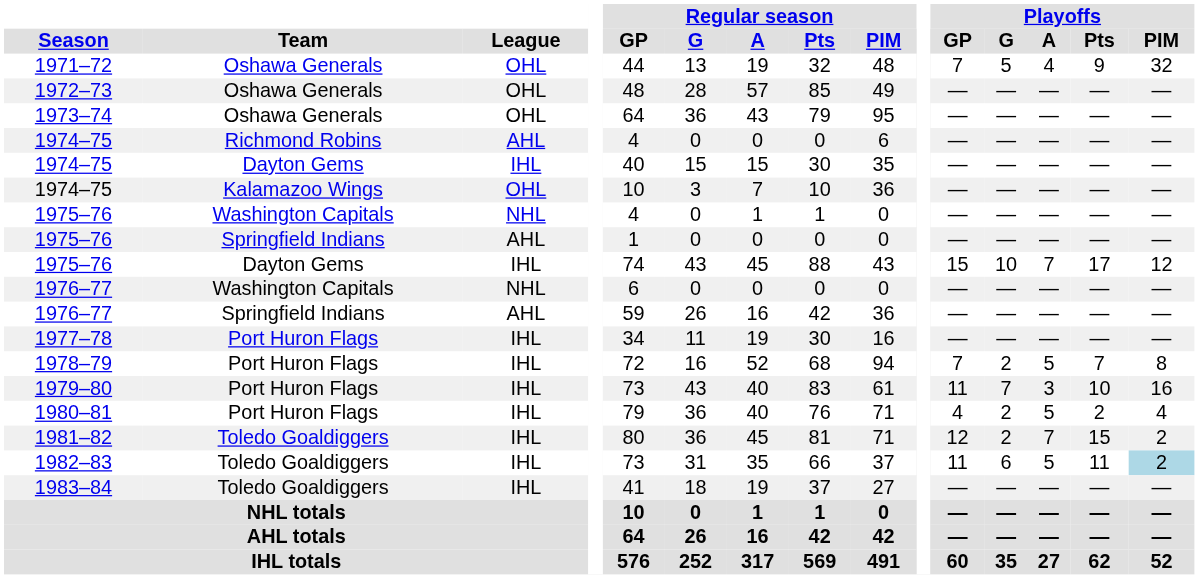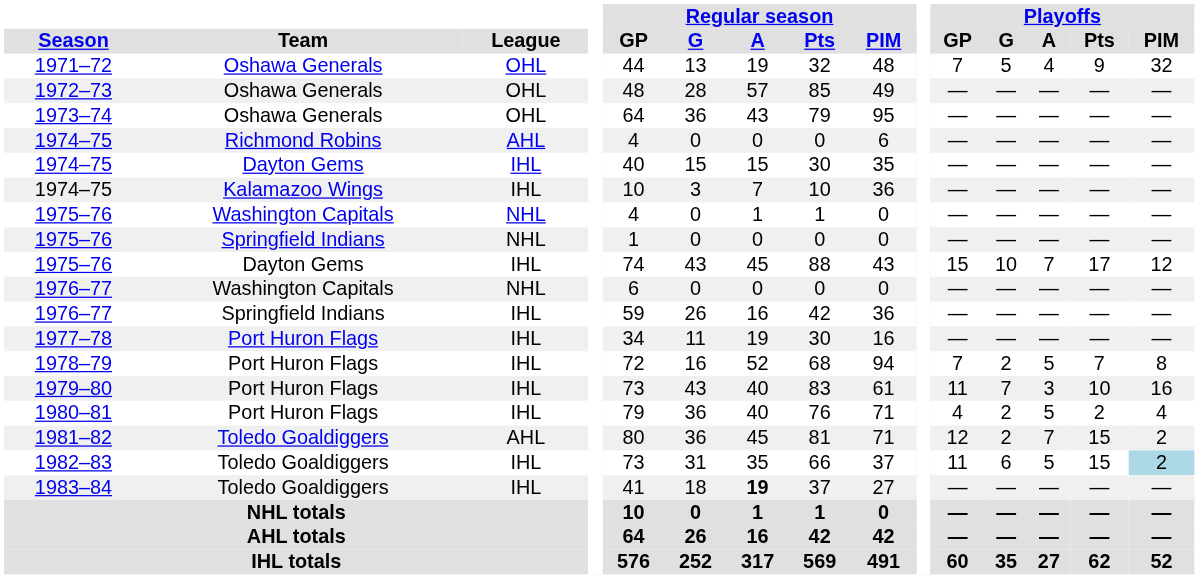(526, 189) OHL -> (526, 189) IHL
(526, 239) AHL -> (526, 239) NHL
(526, 313) AHL -> (526, 313) IHL
(526, 437) IHL -> (526, 437) AHL
(1099, 462) 11 -> (1099, 462) 15
(758, 487) normal -> (758, 487) bold
